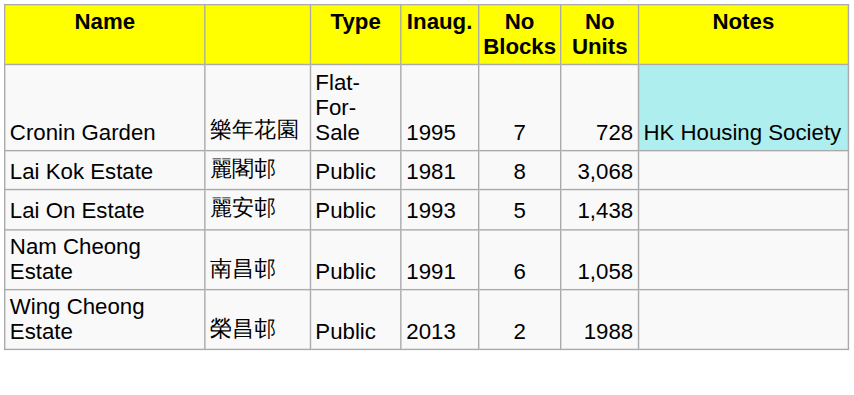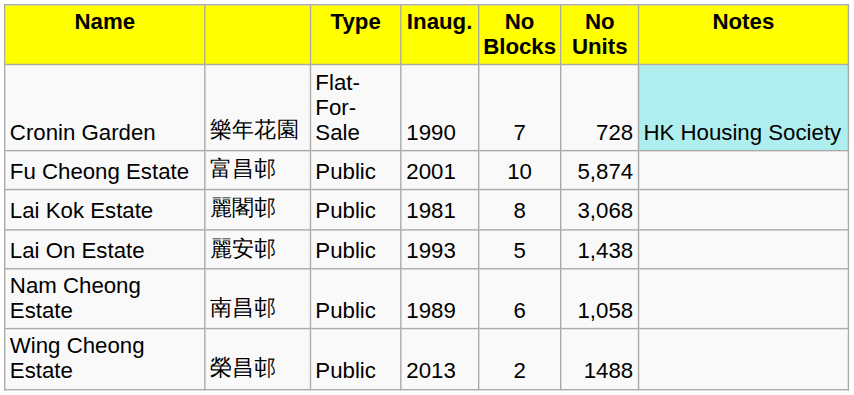(431, 132) 1995 -> (431, 132) 1990
+ row: (99, 171)
(431, 271) 1991 -> (431, 311) 1989
(608, 331) 1988 -> (608, 371) 1488
